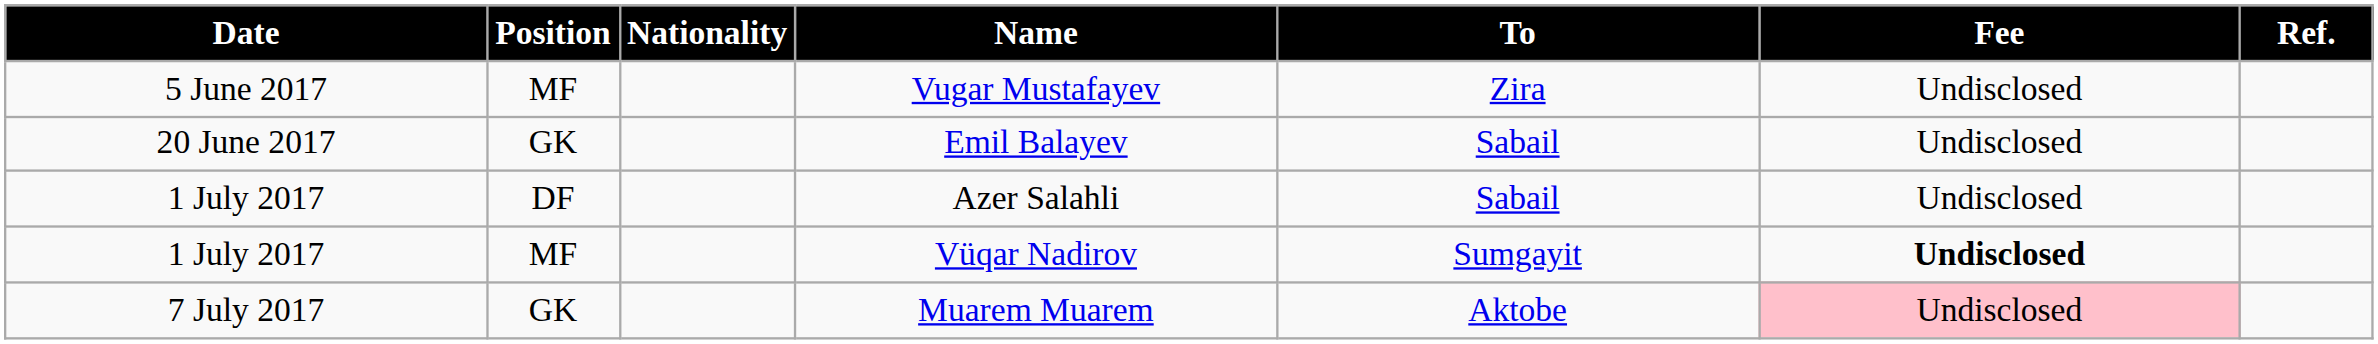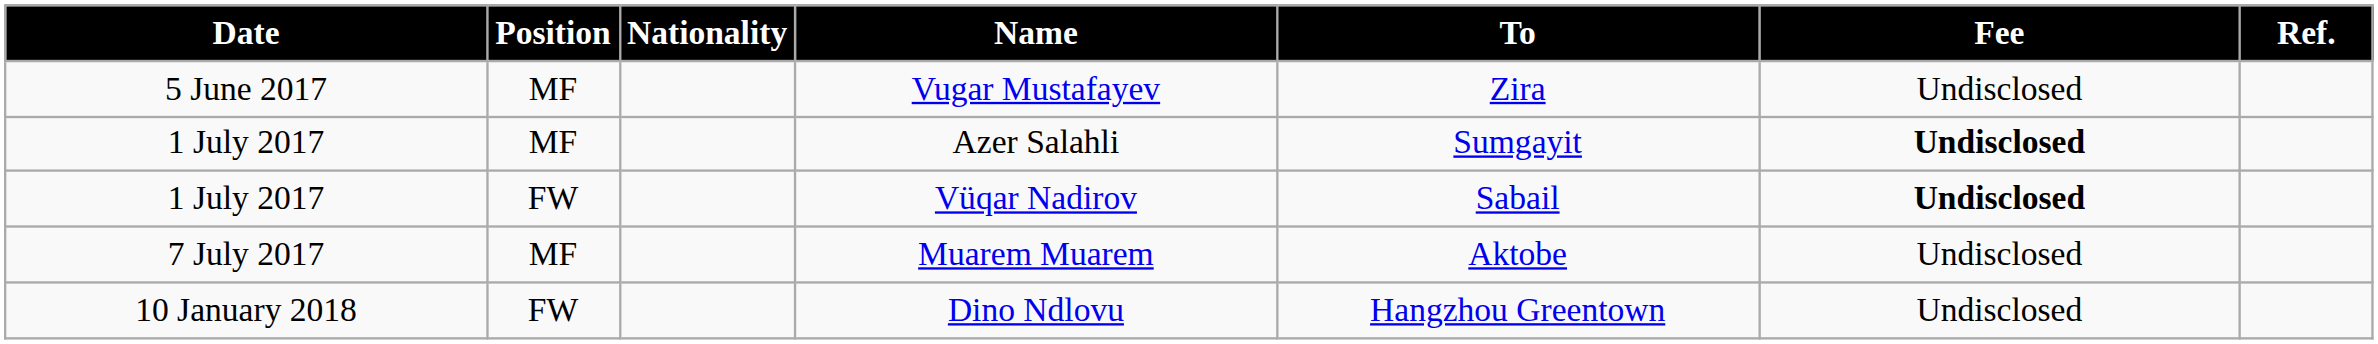- row: (1036, 143)
(553, 198) DF -> (553, 143) MF
(1518, 198) Sabail -> (1518, 143) Sumgayit
(1999, 198) normal -> (1999, 143) bold
(553, 253) MF -> (553, 198) FW
(1518, 253) Sumgayit -> (1518, 198) Sabail
(553, 309) GK -> (553, 253) MF
(1999, 309) pink background -> (1999, 253) no background
+ row: (1036, 309)
